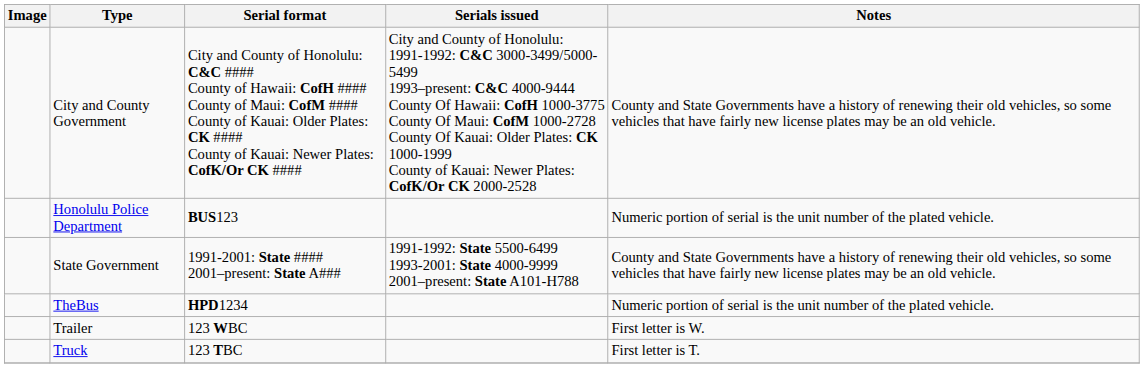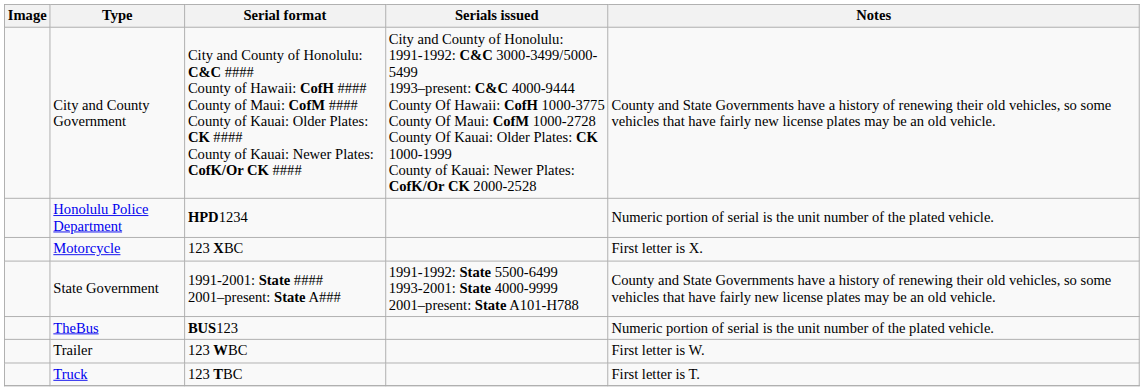(213, 217) BUS123 -> (218, 217) HPD1234
+ row: (87, 249)
(218, 304) HPD1234 -> (213, 328) BUS123
